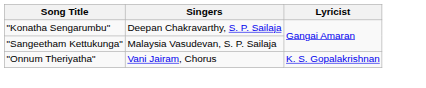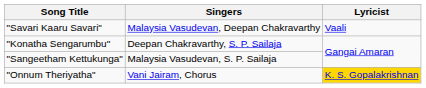+ row: (54, 28)
(333, 59) no background -> (372, 75) gold background
